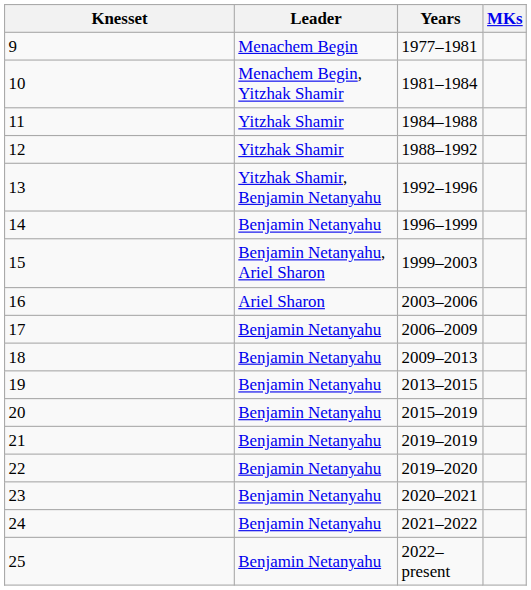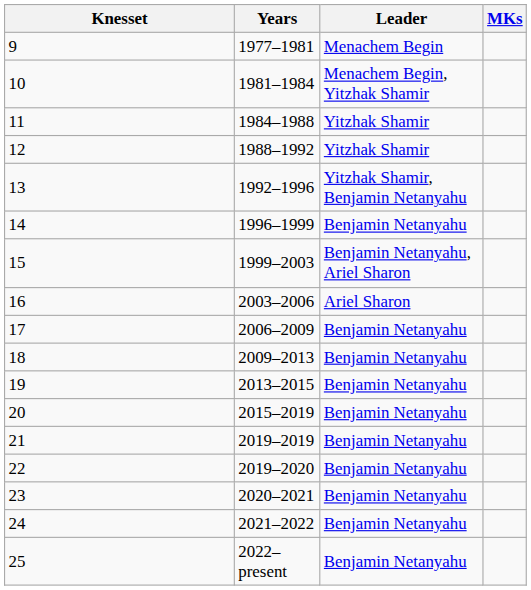columns swapped: (440, 18) <-> (316, 18)
